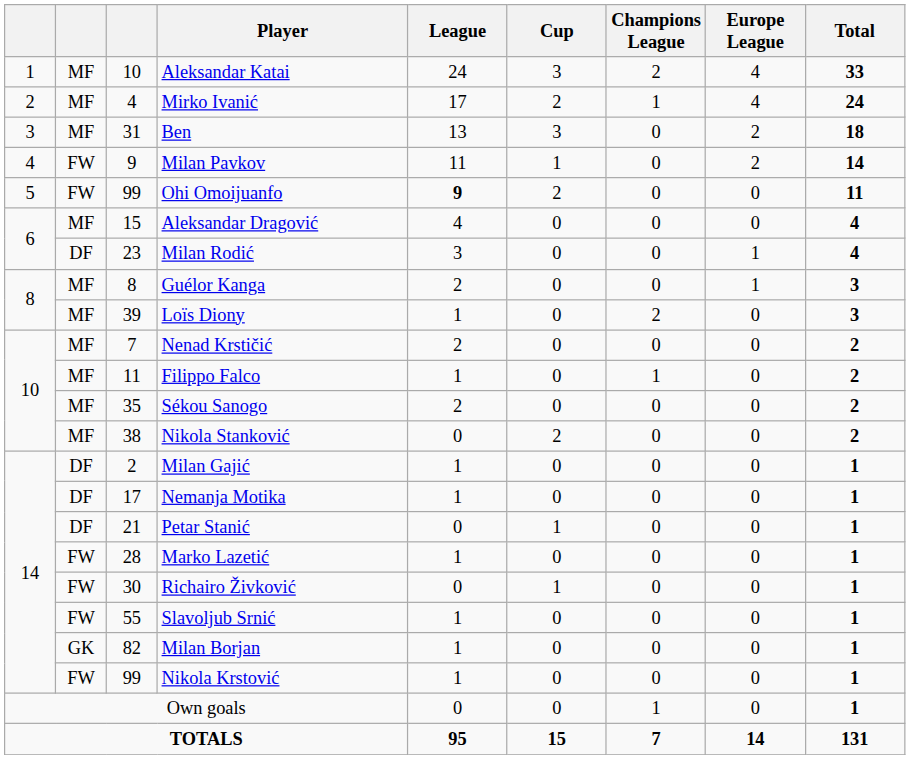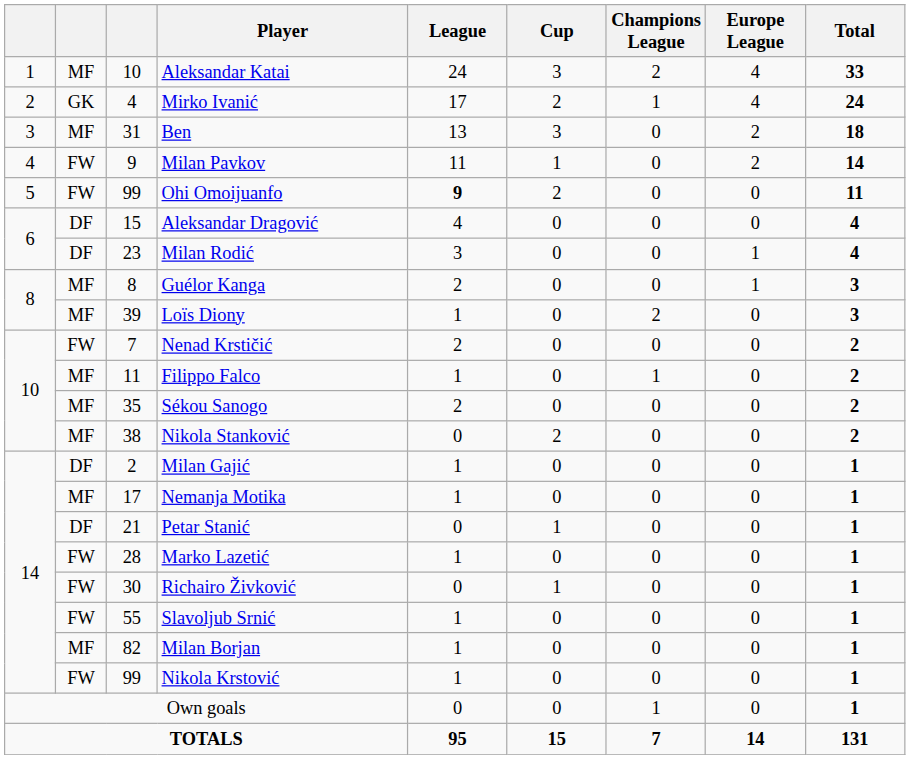(81, 102) MF -> (81, 102) GK
(81, 223) MF -> (81, 223) DF
(81, 344) MF -> (81, 344) FW
(81, 496) DF -> (81, 496) MF
(81, 648) GK -> (81, 648) MF
